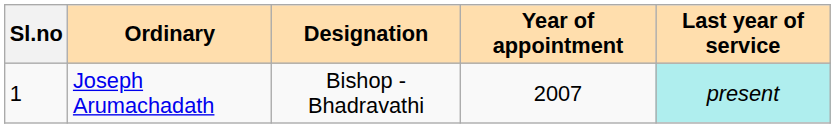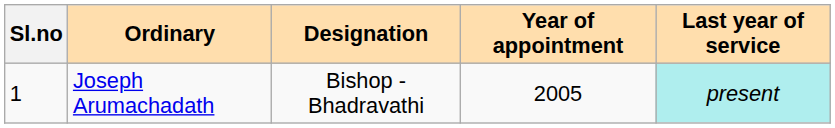(558, 92) 2007 -> (558, 92) 2005
